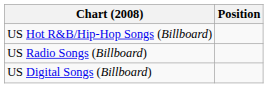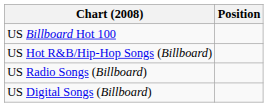+ row: (62, 33)
